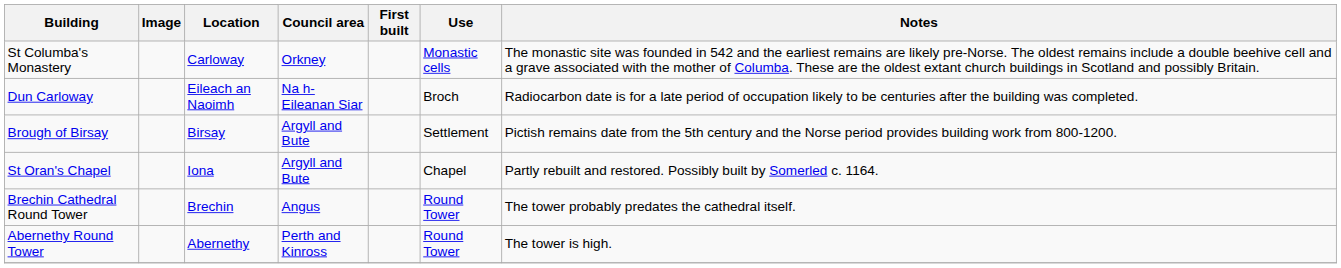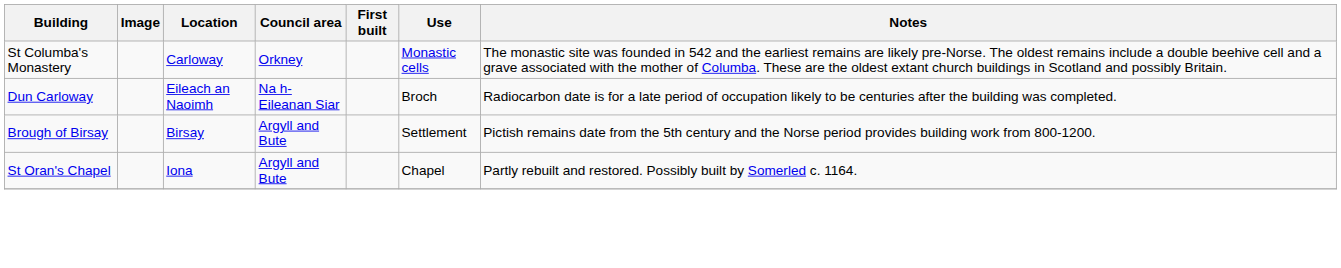- row: (62, 207)
- row: (60, 244)
